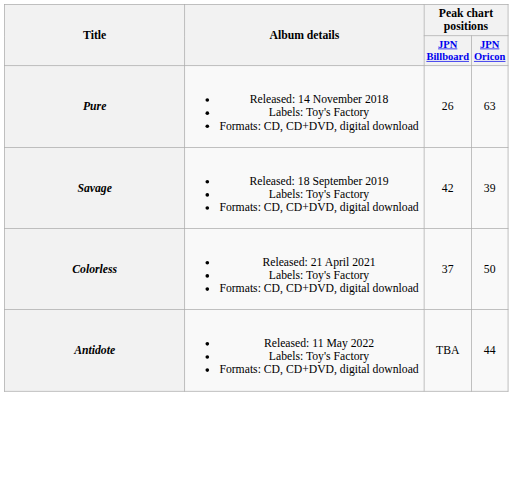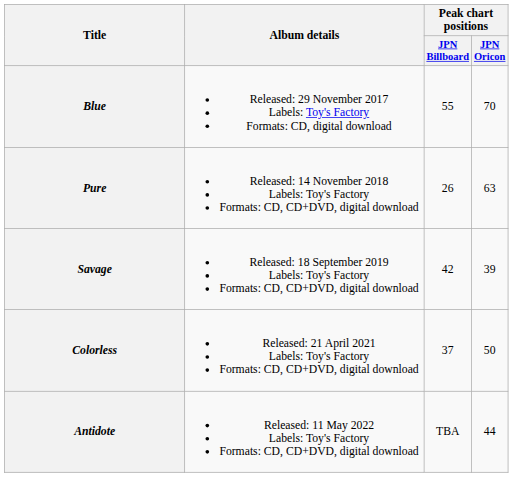+ row: (95, 106)
